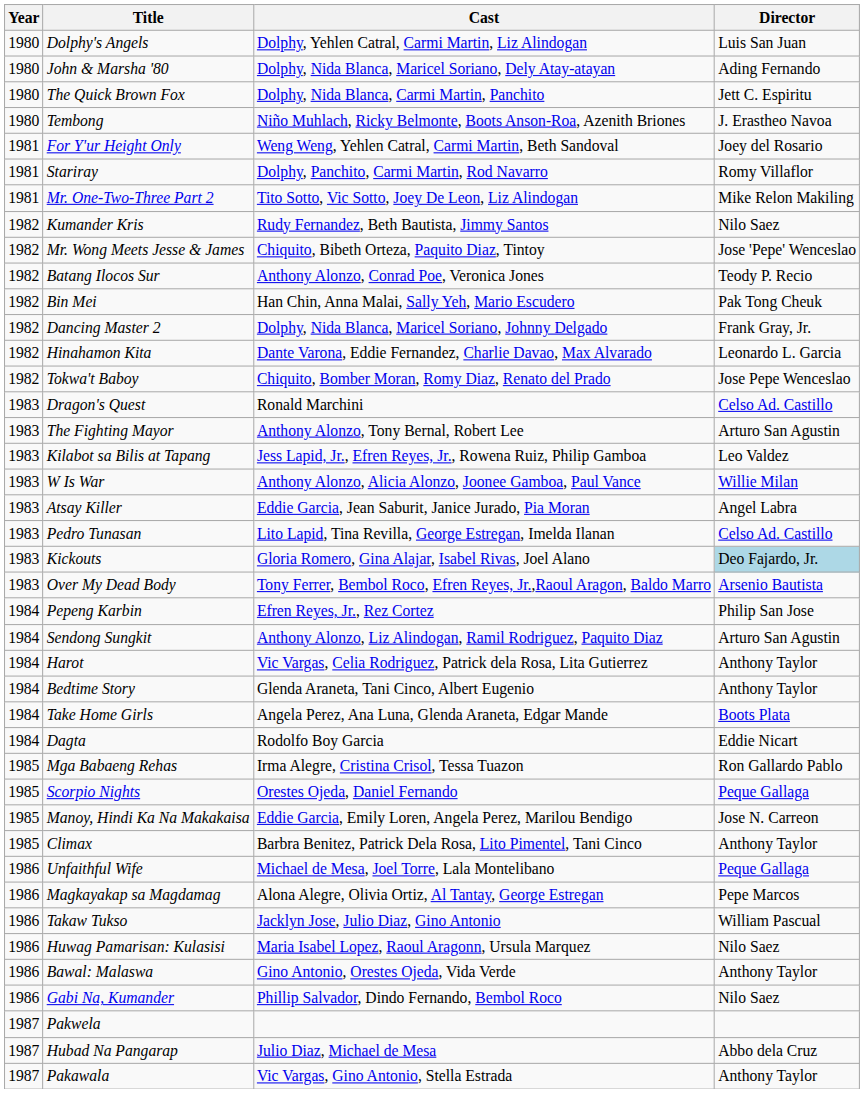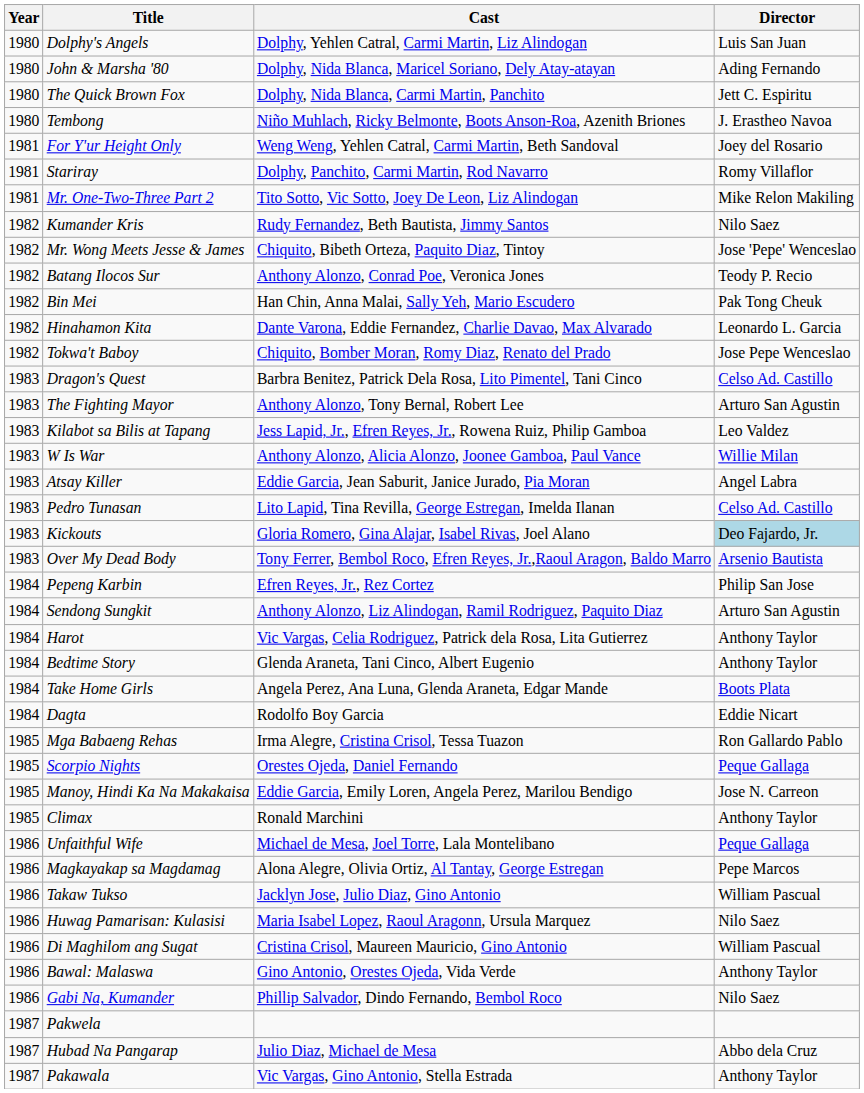- row: (104, 327)
(310, 404) Ronald Marchini -> (449, 378) Barbra Benitez, Patrick Dela Rosa, Lito Pimentel, Tani Cinco
(449, 843) Barbra Benitez, Patrick Dela Rosa, Lito Pimentel, Tani Cinco -> (310, 817) Ronald Marchini
+ row: (122, 946)
